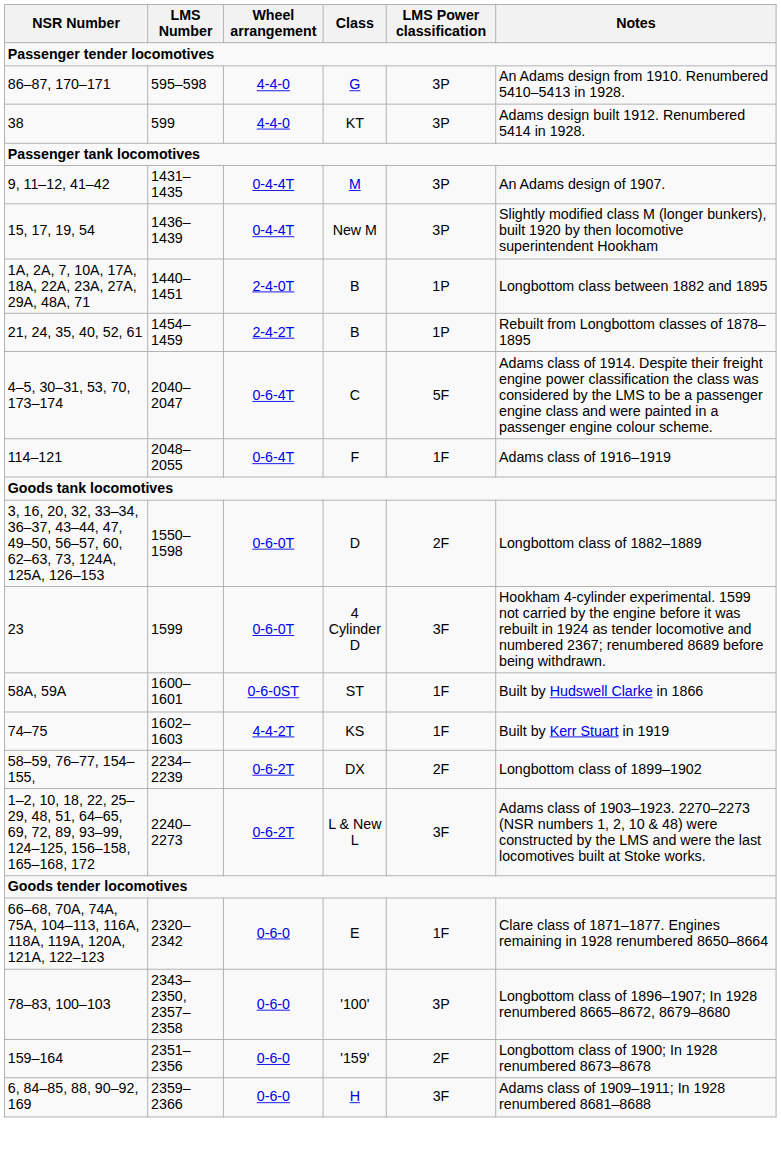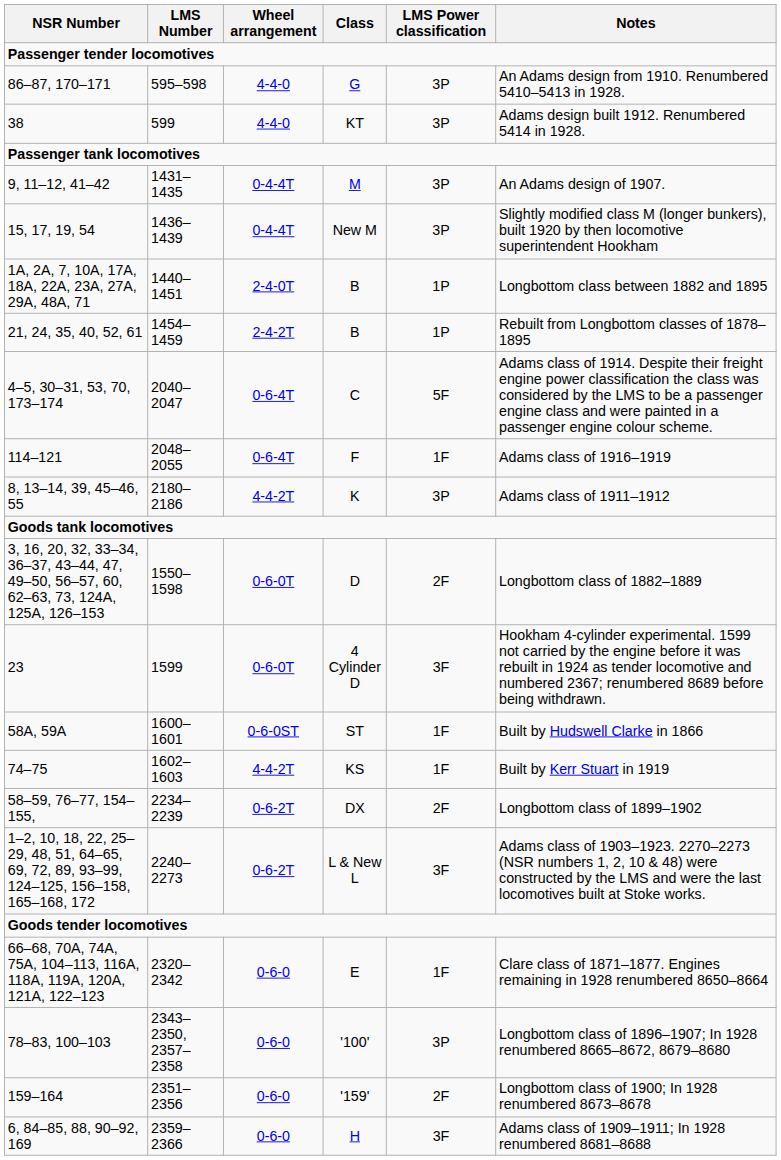+ row: (73, 496)
